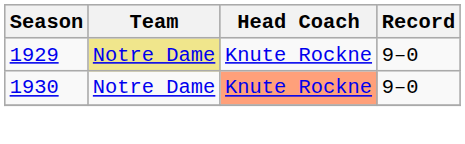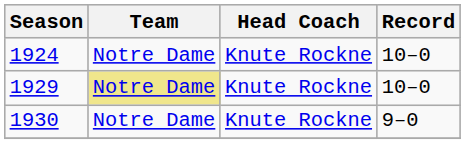+ row: (34, 55)
(400, 55) 9–0 -> (406, 88) 10–0
(299, 88) lightsalmon background -> (299, 121) no background
